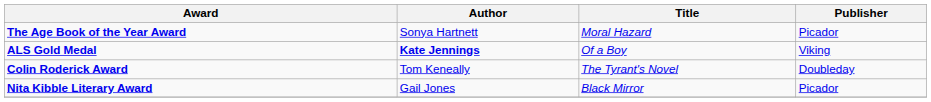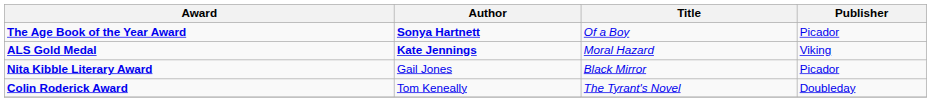(439, 32) normal -> (438, 32) bold
(616, 32) Moral Hazard -> (607, 32) Of a Boy
(604, 50) Of a Boy -> (619, 50) Moral Hazard
rows swapped: (67, 69) <-> (80, 87)
